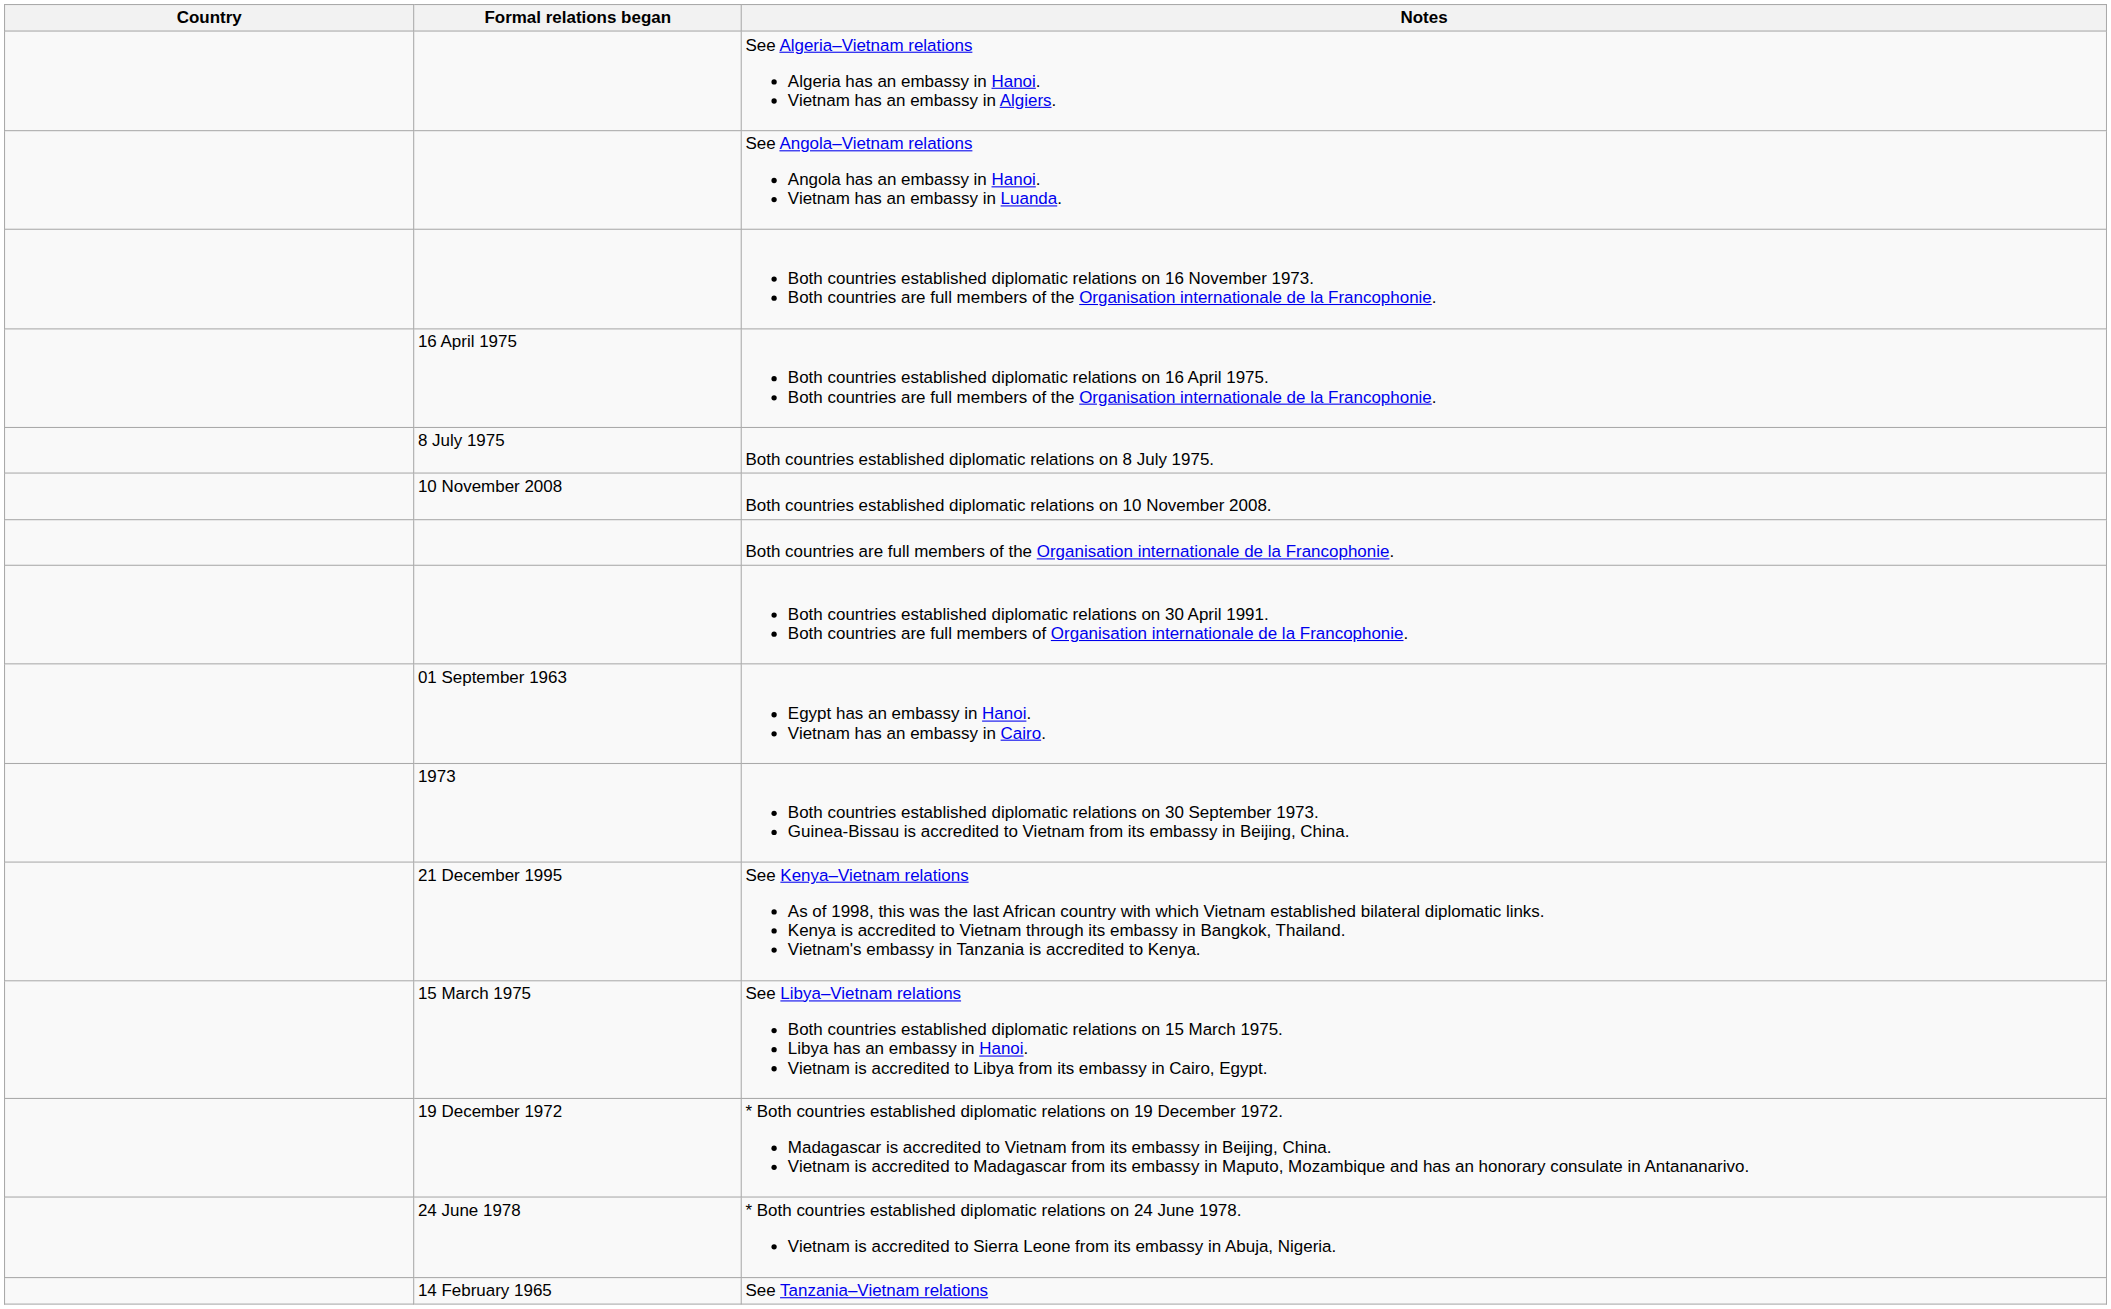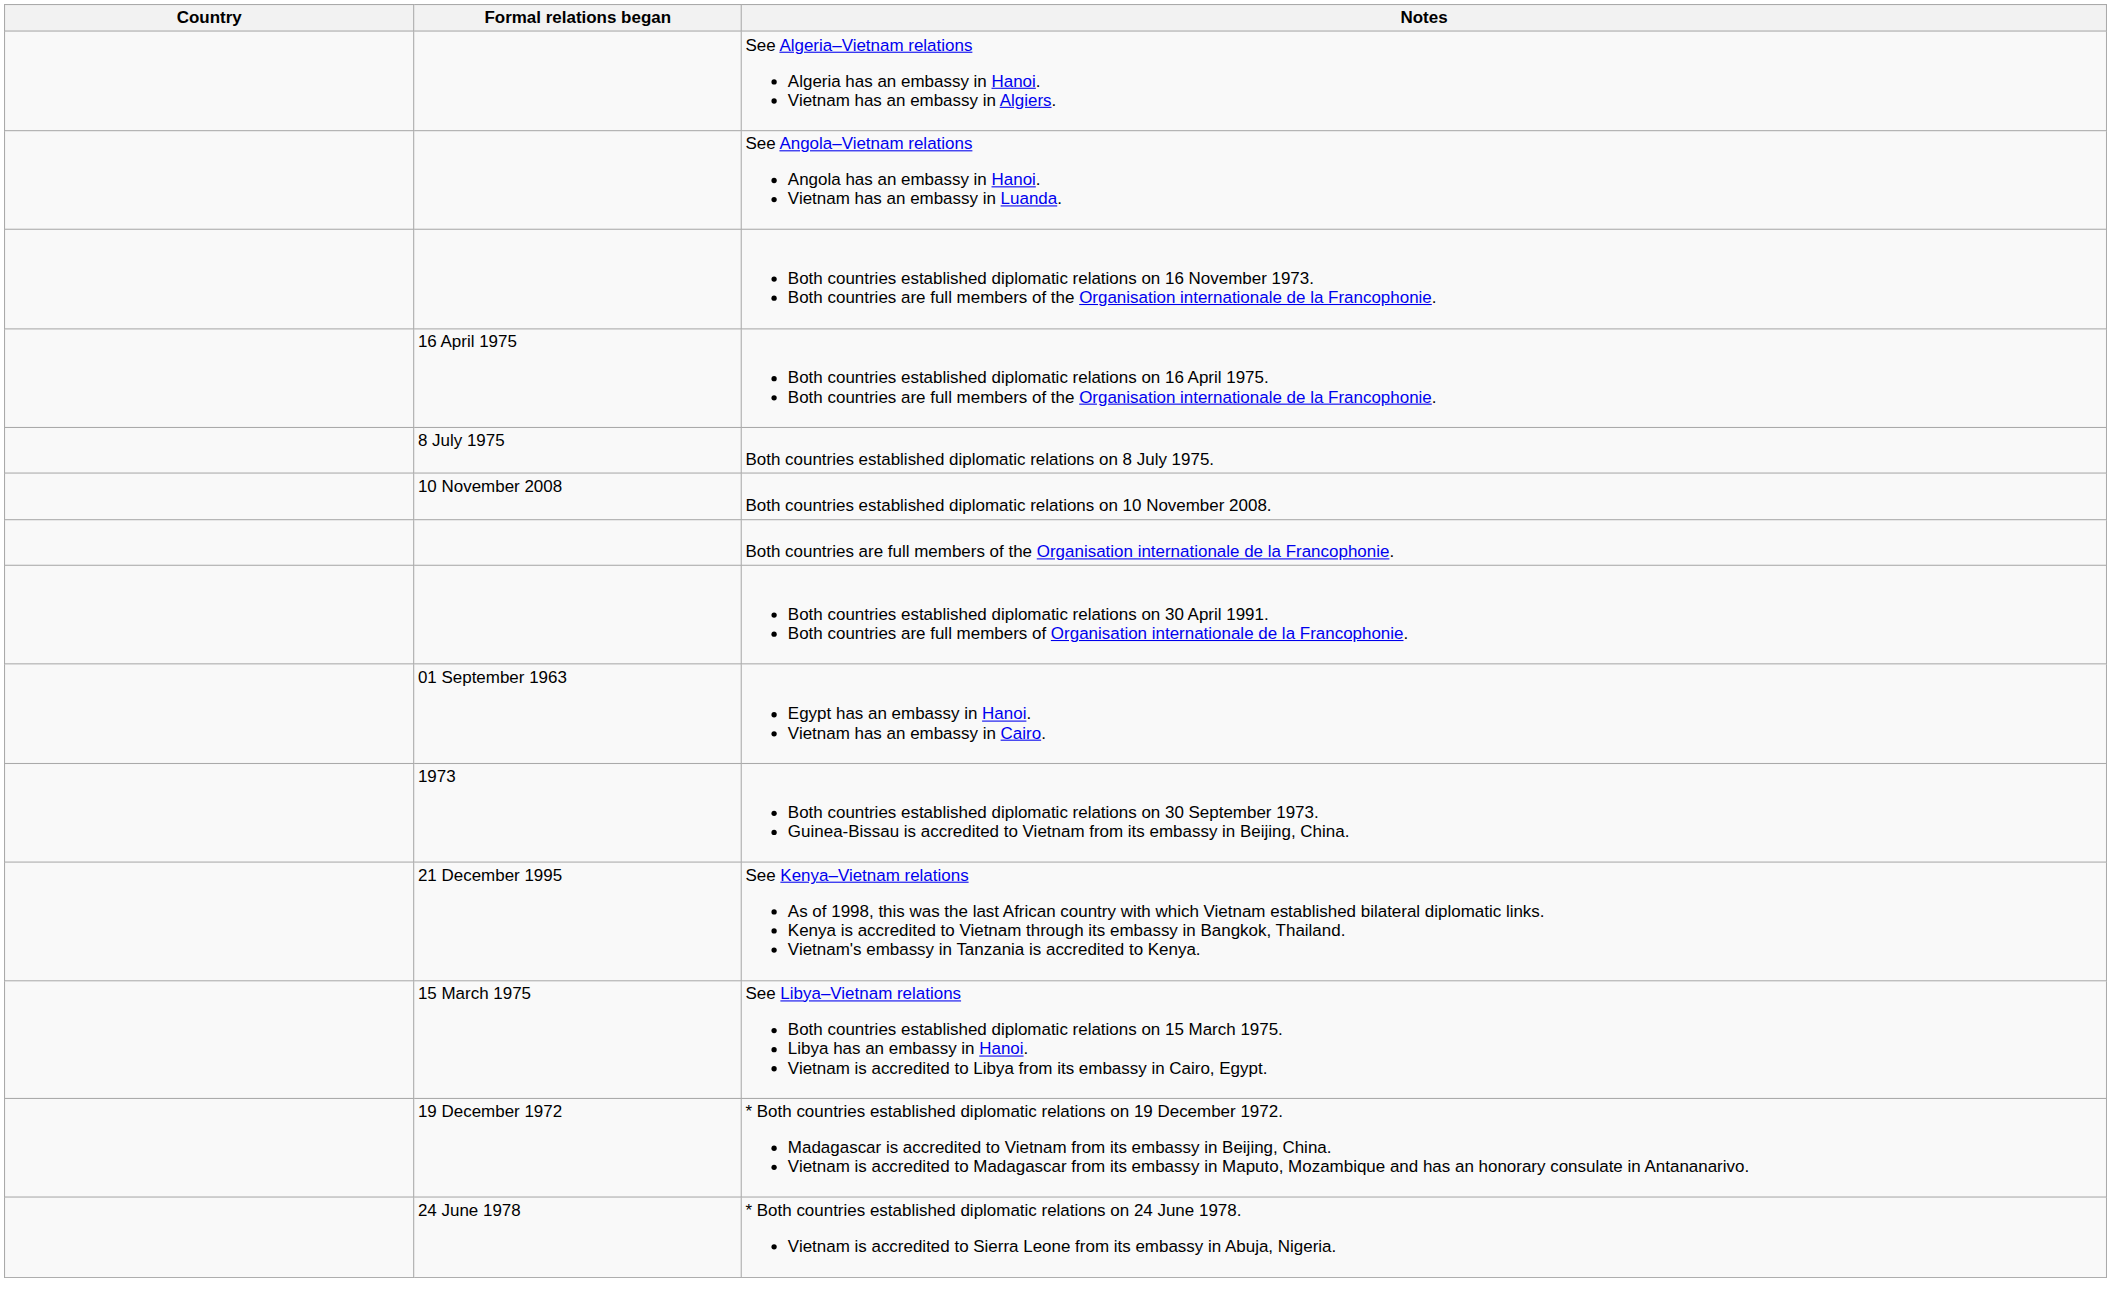- row: (867, 1290)
